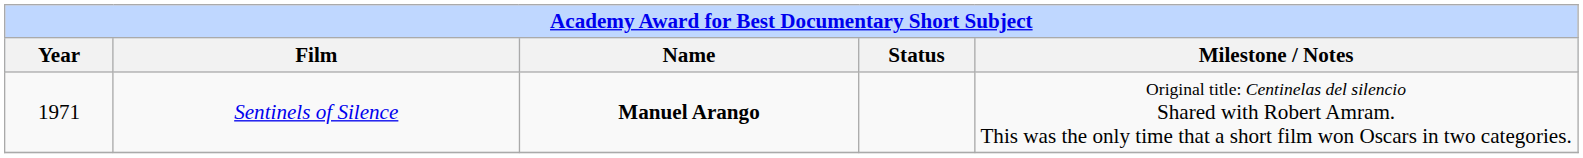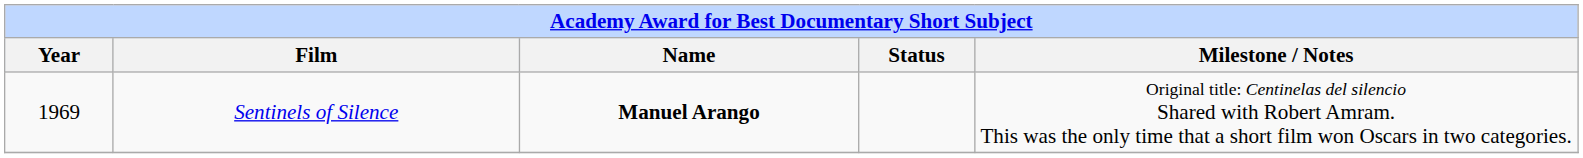(59, 111) 1971 -> (59, 111) 1969
